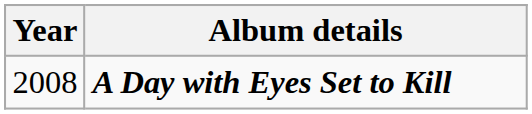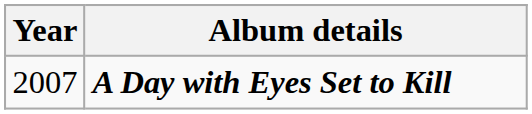(45, 81) 2008 -> (45, 81) 2007
